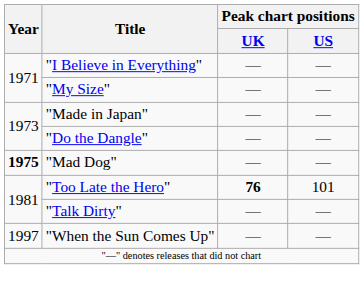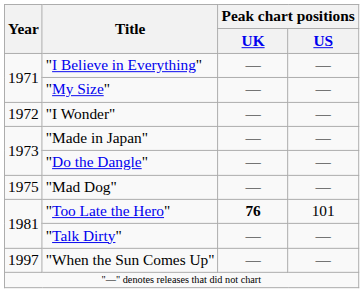+ row: (81, 114)
(23, 162) bold -> (23, 187) normal
